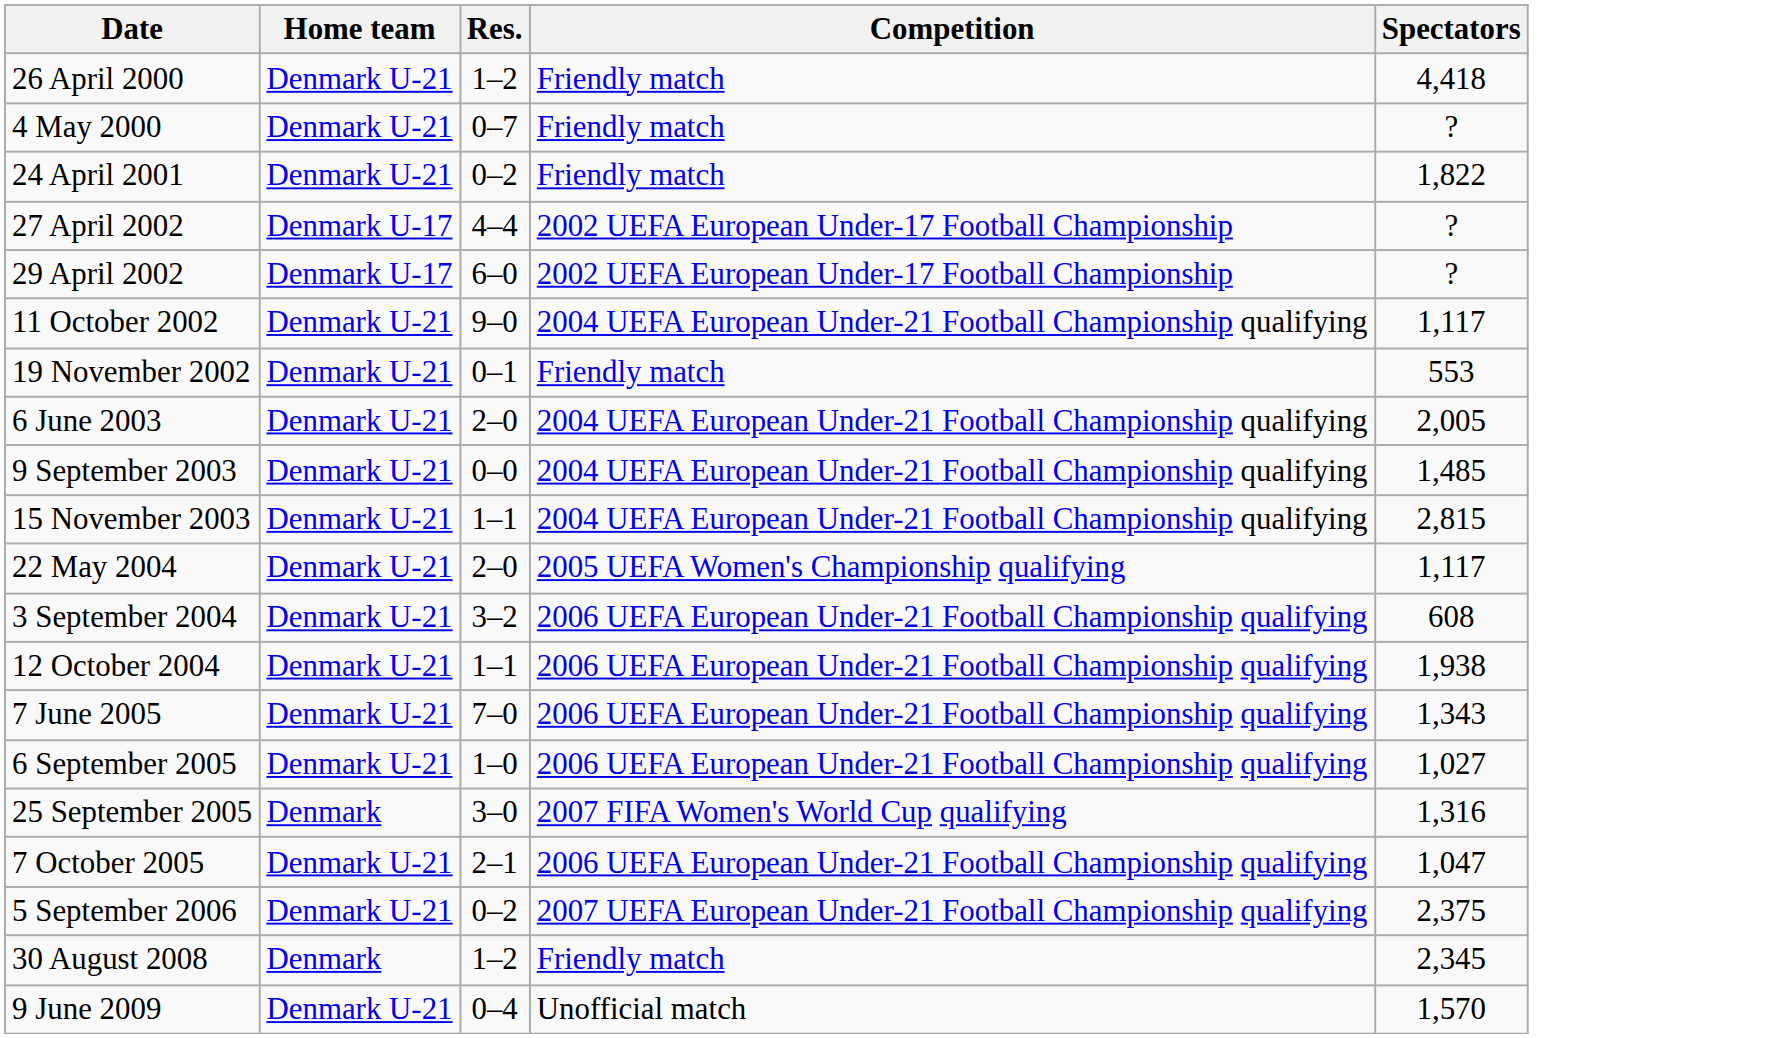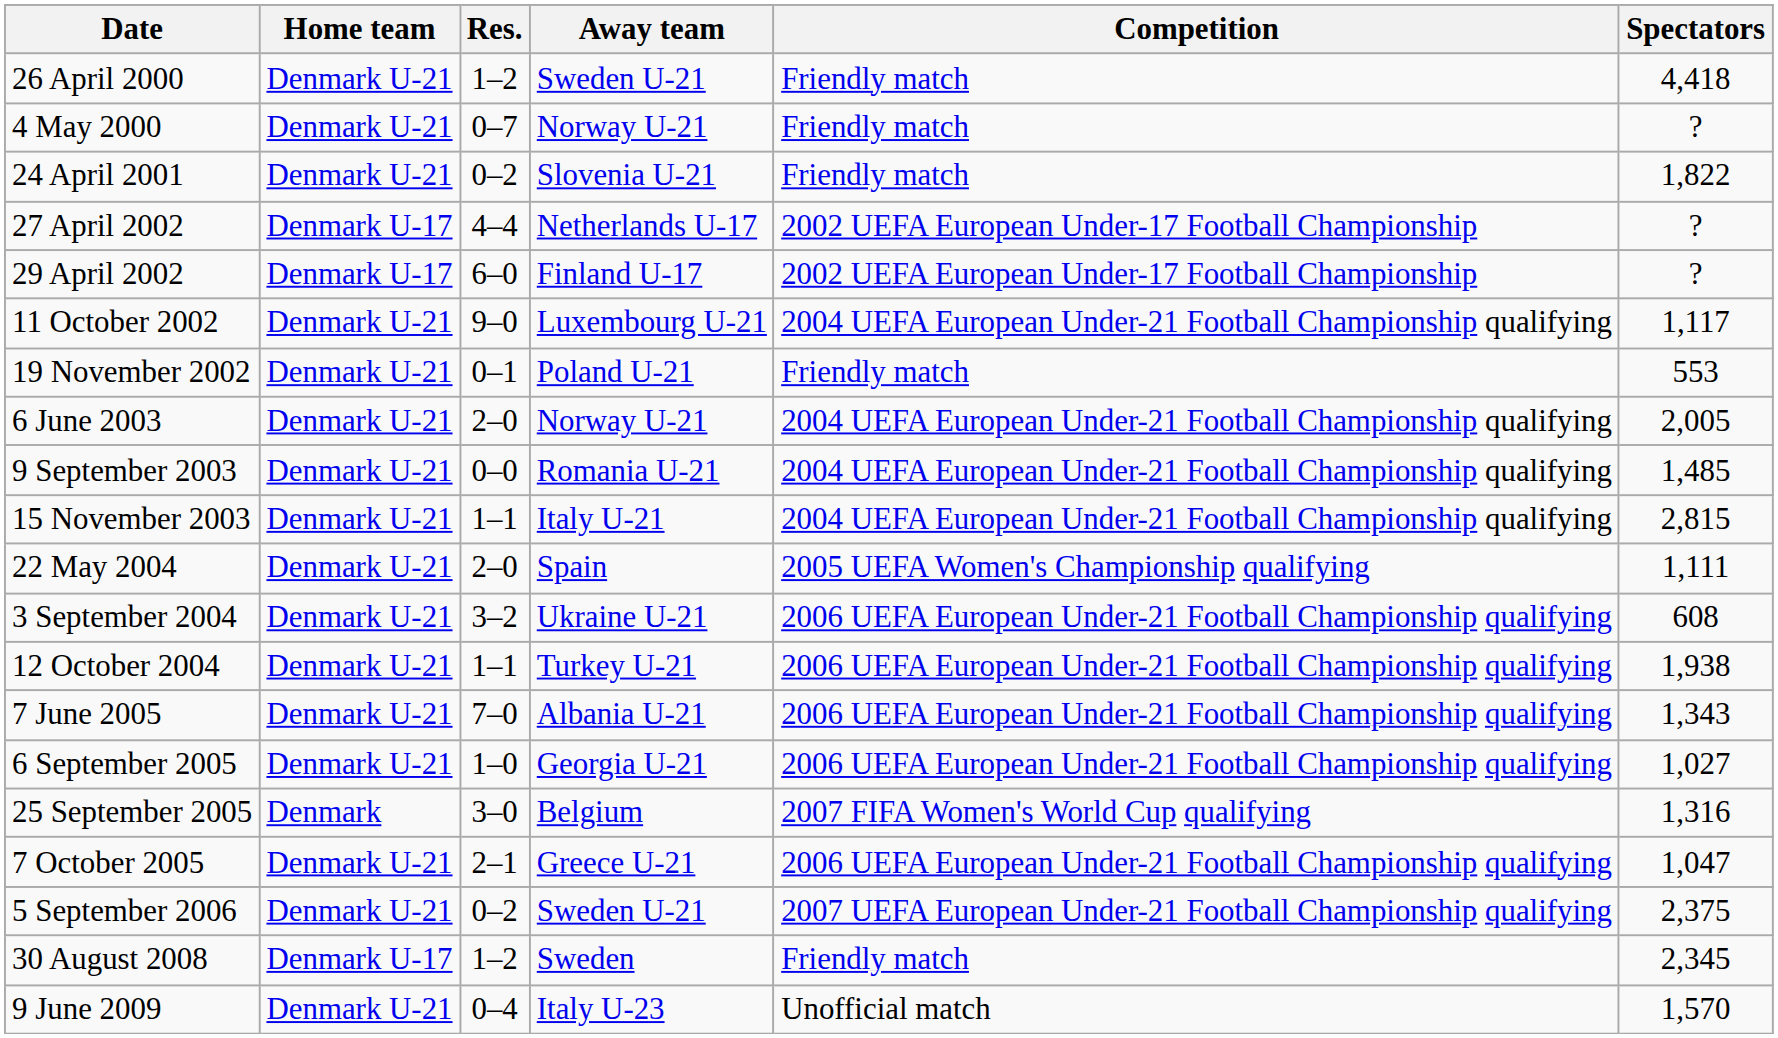+ column: (652, 28)
(1451, 567) 1,117 -> (1696, 567) 1,111
(324, 959) Denmark -> (359, 959) Denmark U-17
